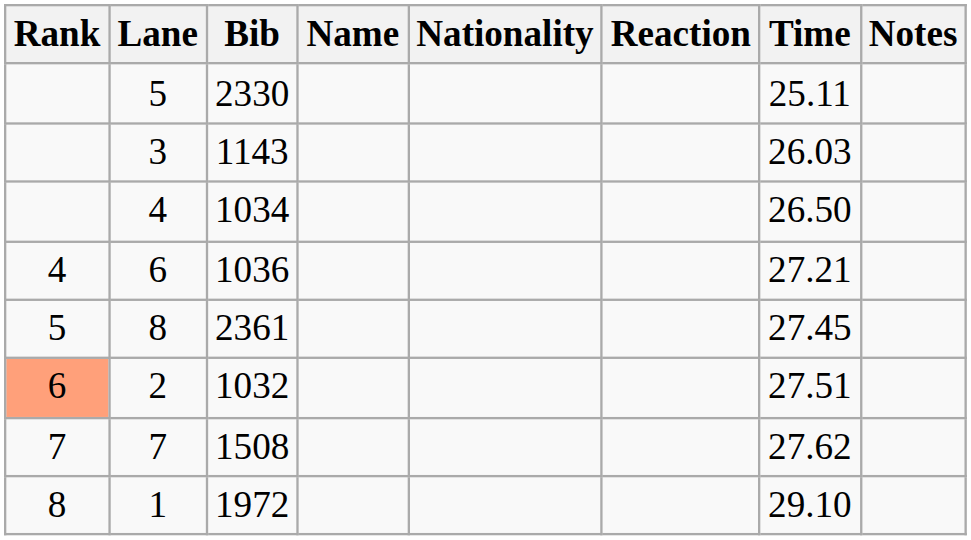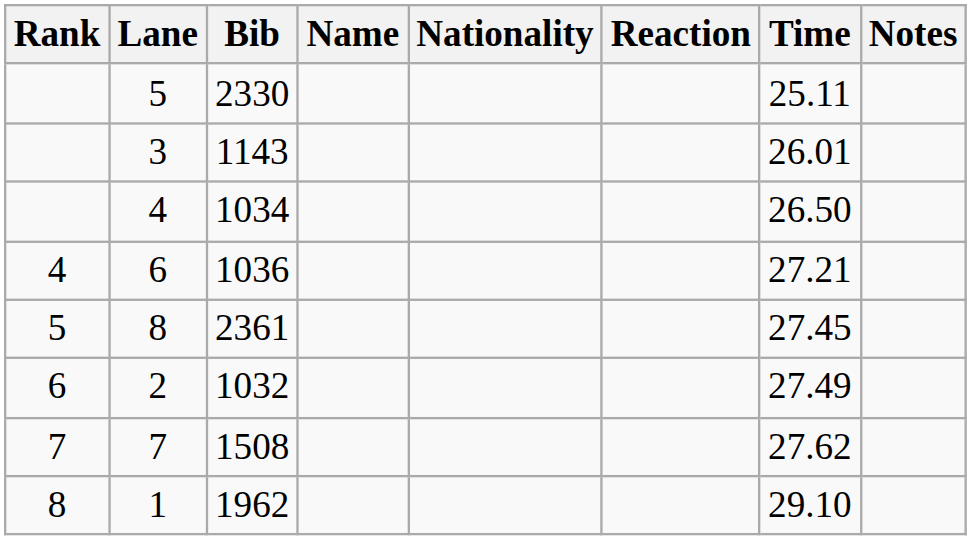(810, 151) 26.03 -> (810, 151) 26.01
(57, 387) lightsalmon background -> (57, 387) no background
(810, 387) 27.51 -> (810, 387) 27.49
(252, 504) 1972 -> (252, 504) 1962
